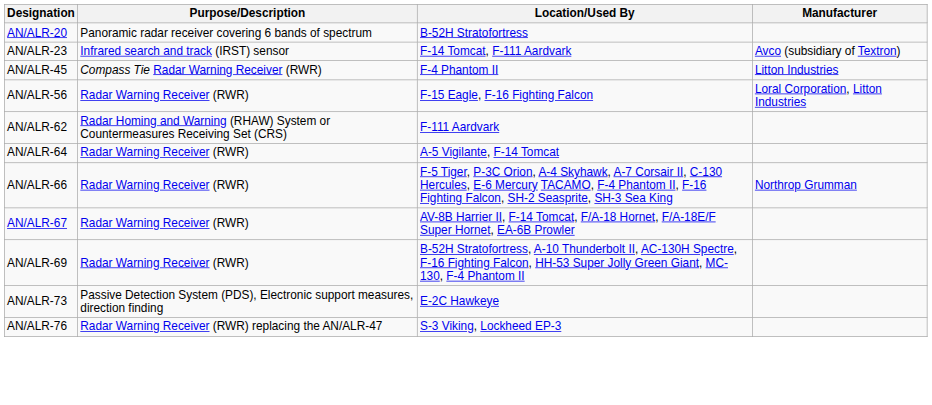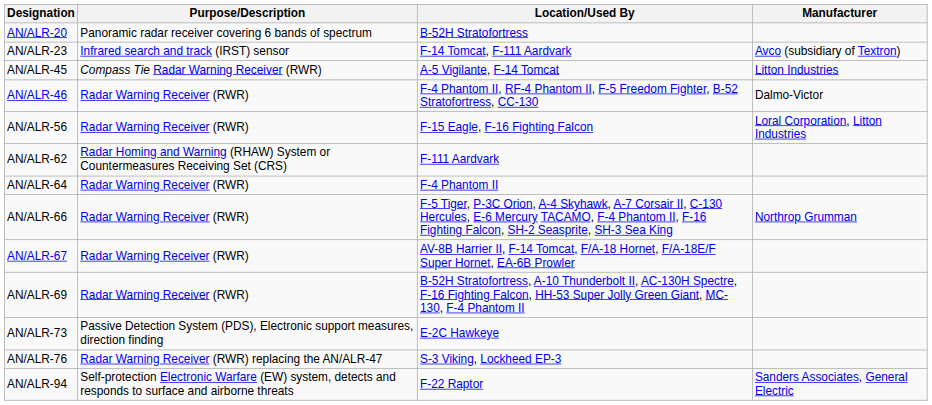(459, 70) F-4 Phantom II -> (490, 70) A-5 Vigilante, F-14 Tomcat
+ row: (37, 95)
(490, 153) A-5 Vigilante, F-14 Tomcat -> (459, 185) F-4 Phantom II
+ row: (37, 384)
